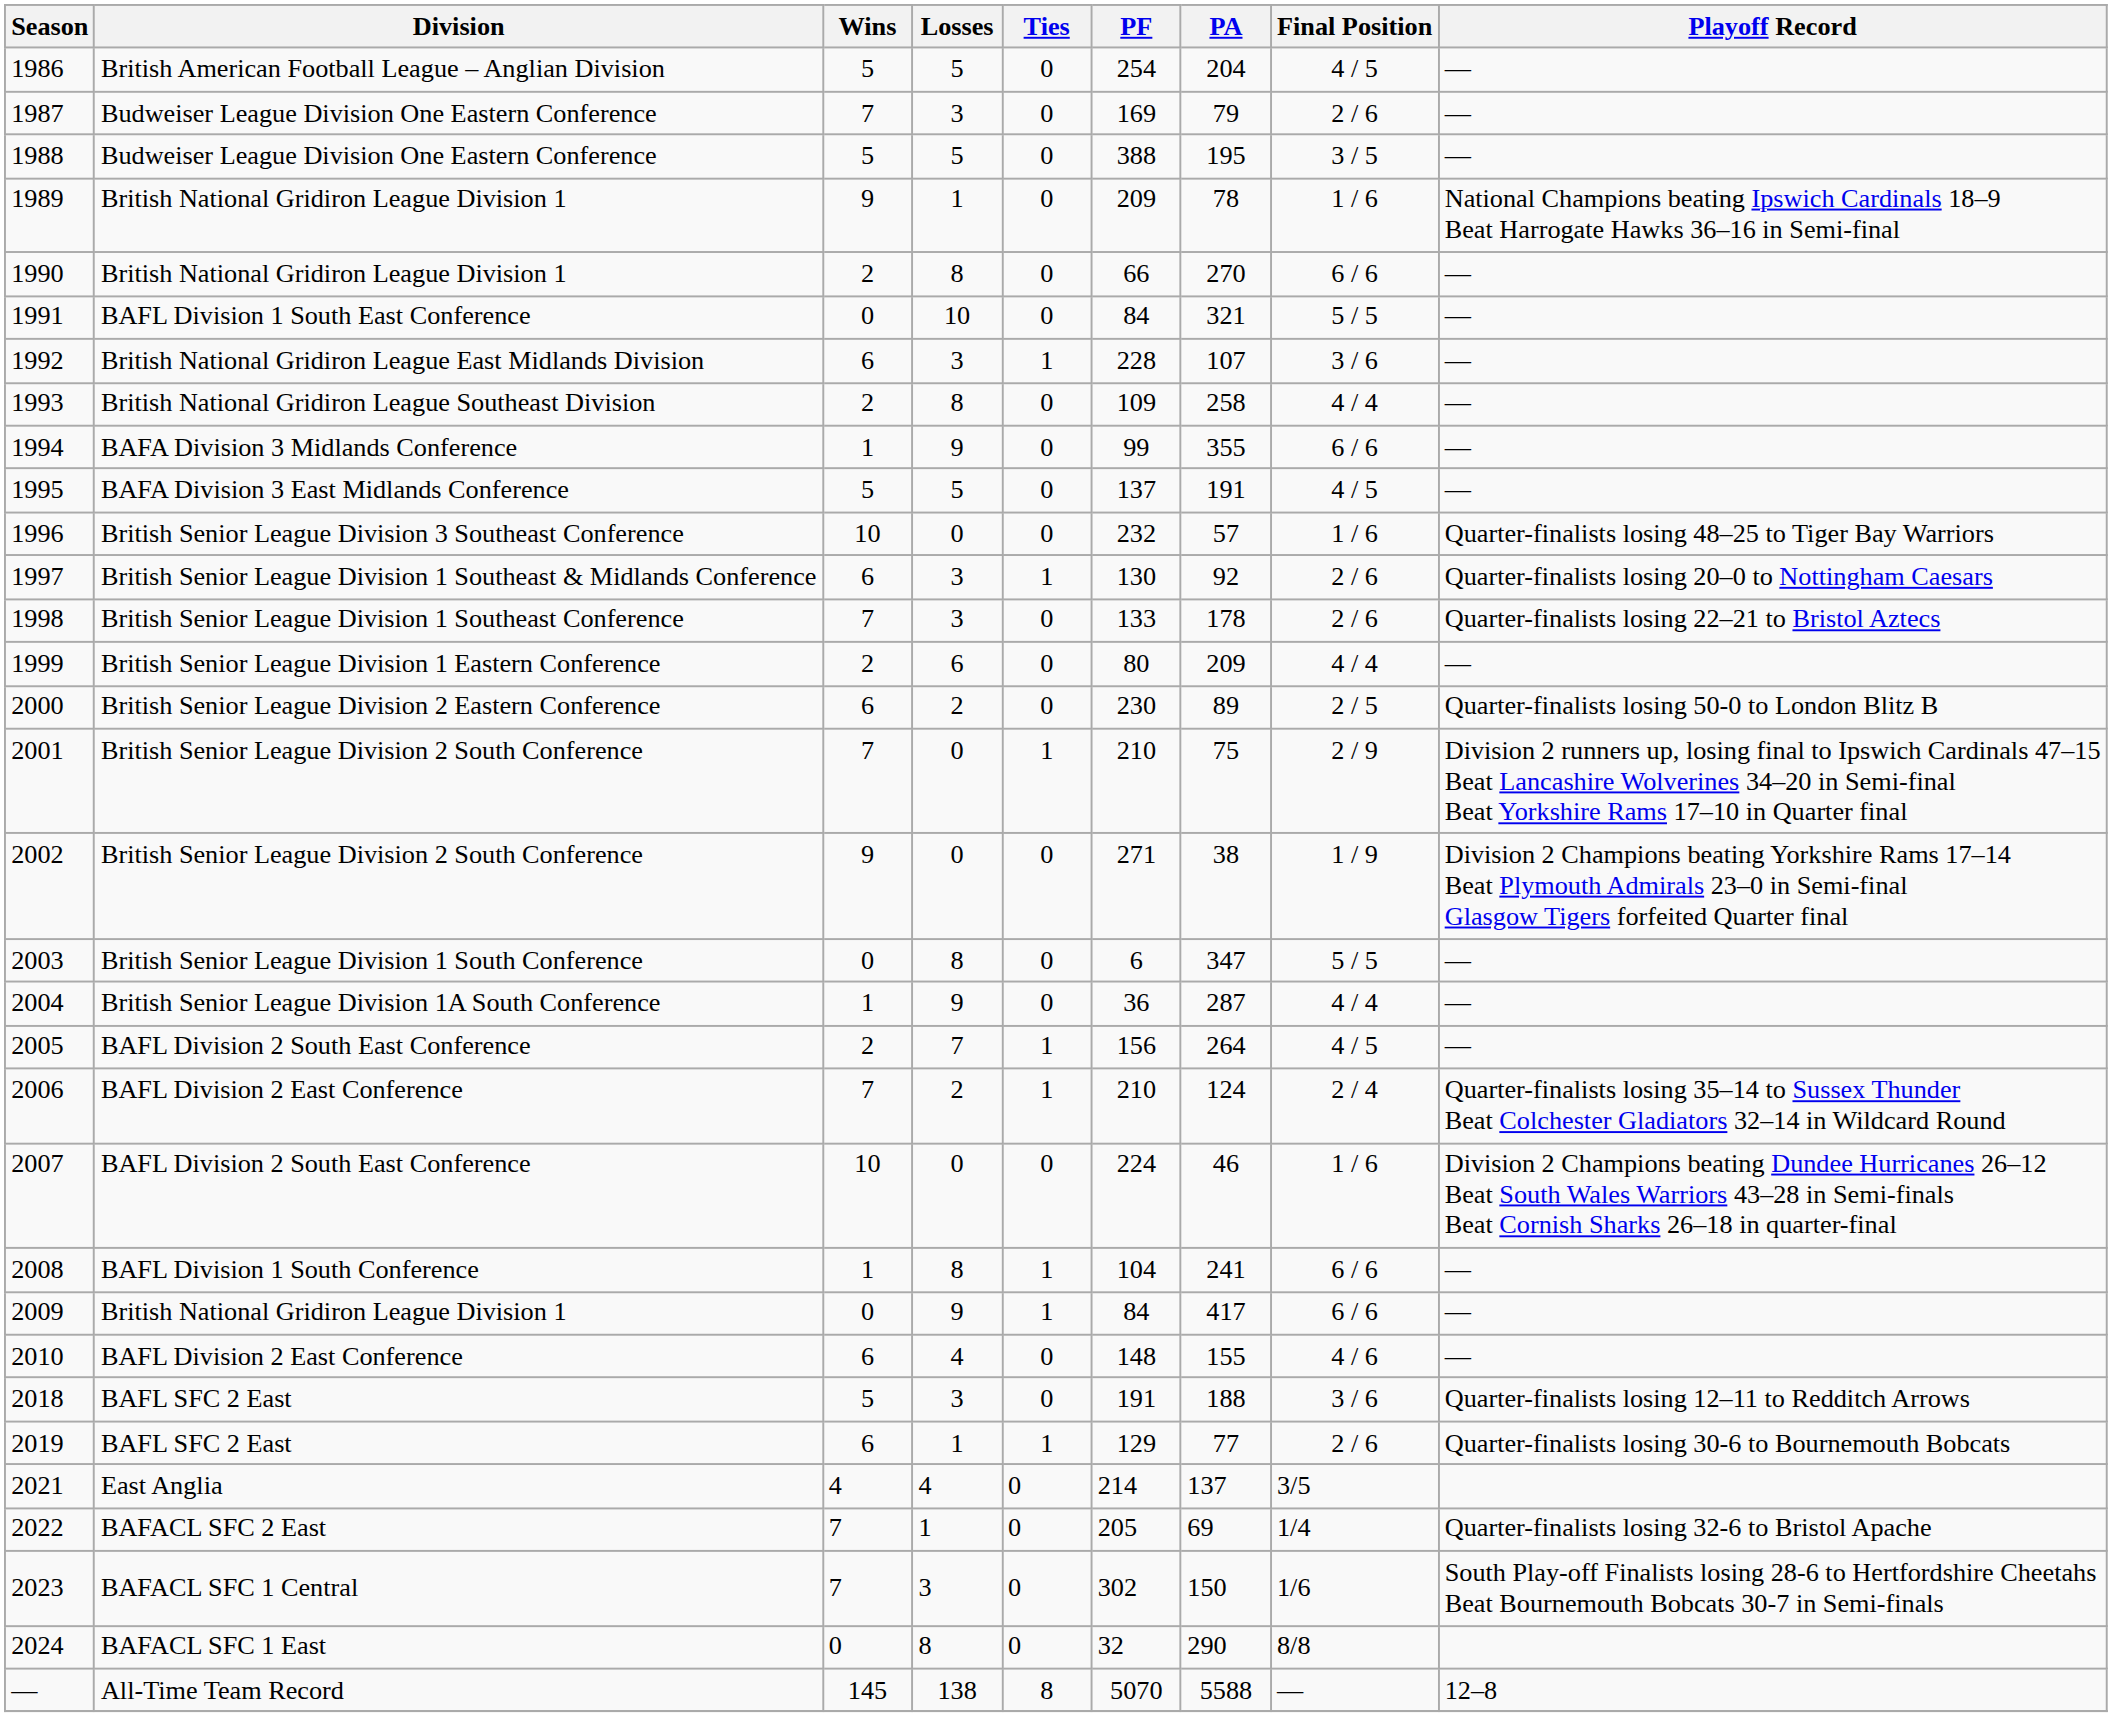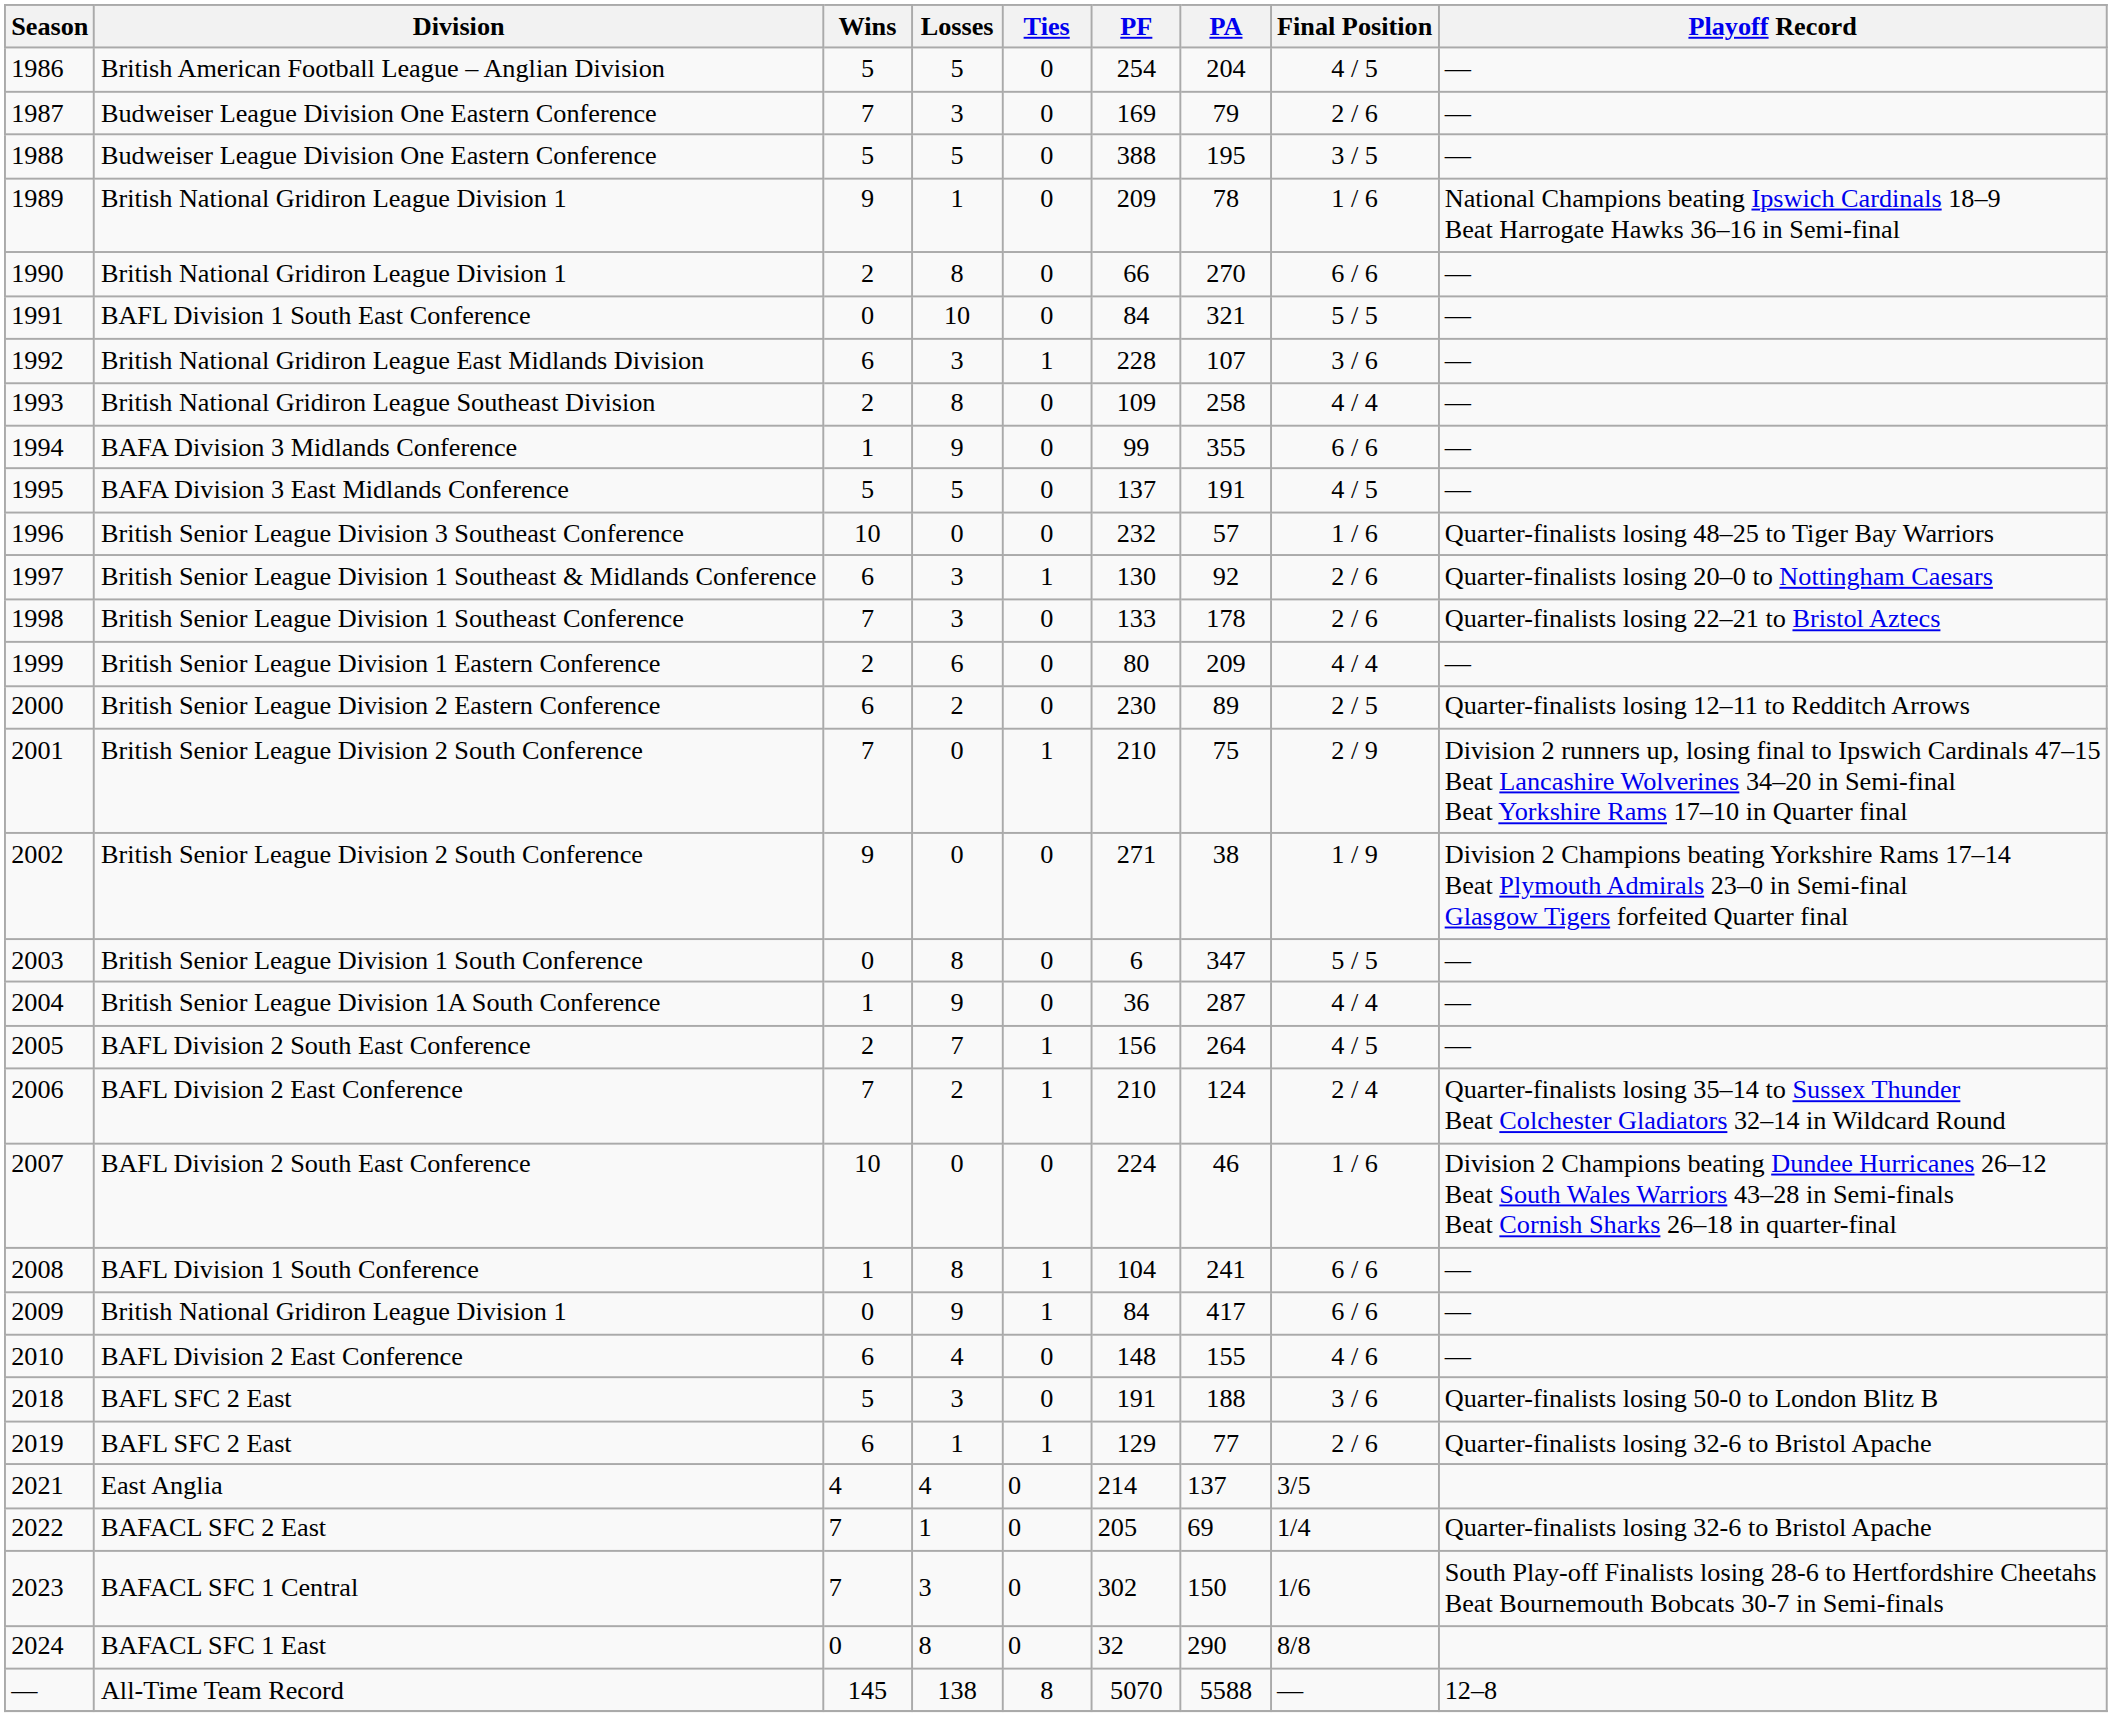(1691, 706) Quarter-finalists losing 50-0 to London Blitz B -> (1707, 706) Quarter-finalists losing 12–11 to Redditch Arrows
(1707, 1398) Quarter-finalists losing 12–11 to Redditch Arrows -> (1691, 1398) Quarter-finalists losing 50-0 to London Blitz B
(1728, 1442) Quarter-finalists losing 30-6 to Bournemouth Bobcats -> (1688, 1442) Quarter-finalists losing 32-6 to Bristol Apache
